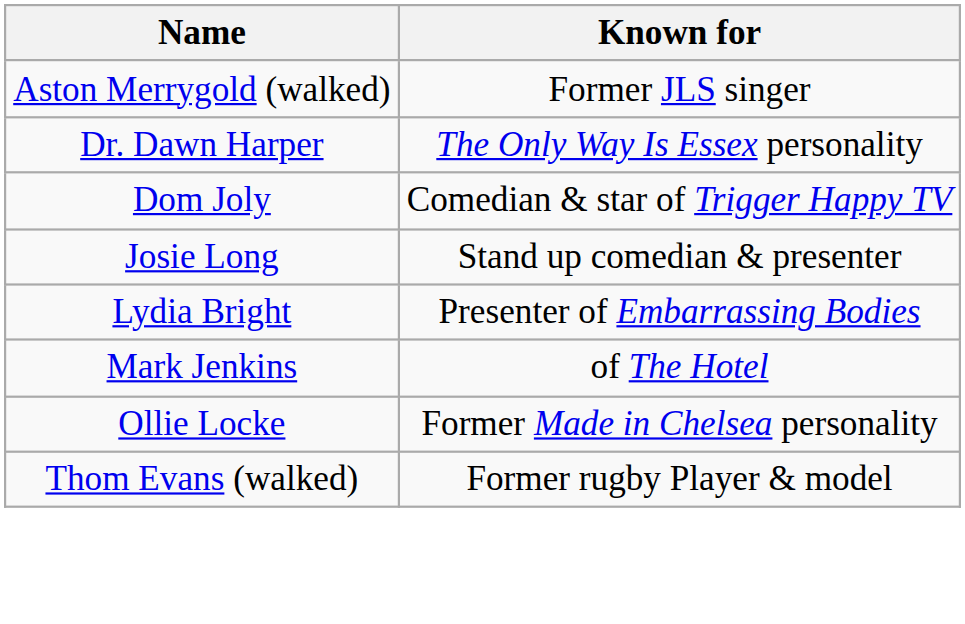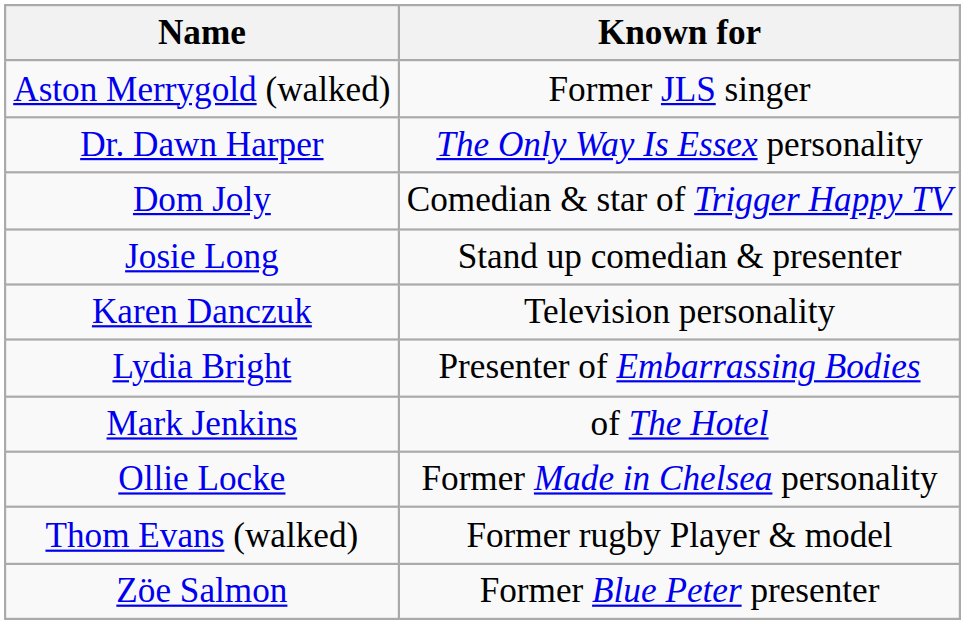+ row: (202, 311)
+ row: (202, 590)
